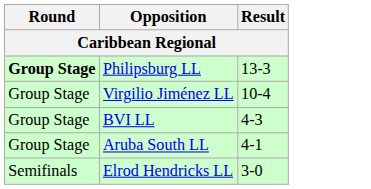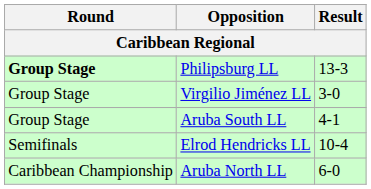(256, 94) 10-4 -> (329, 94) 3-0
- row: (129, 119)
(252, 171) 3-0 -> (333, 145) 10-4
+ row: (233, 171)
